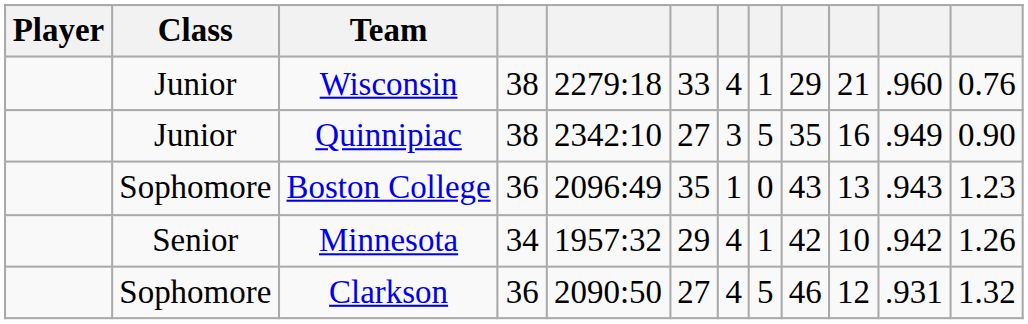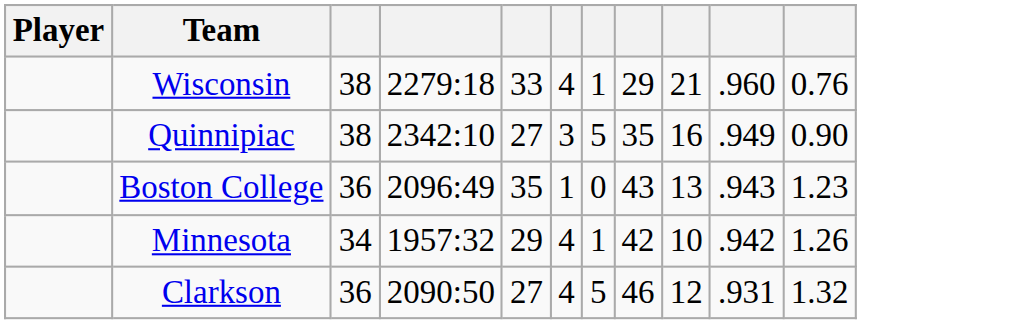- column: (195, 30)
